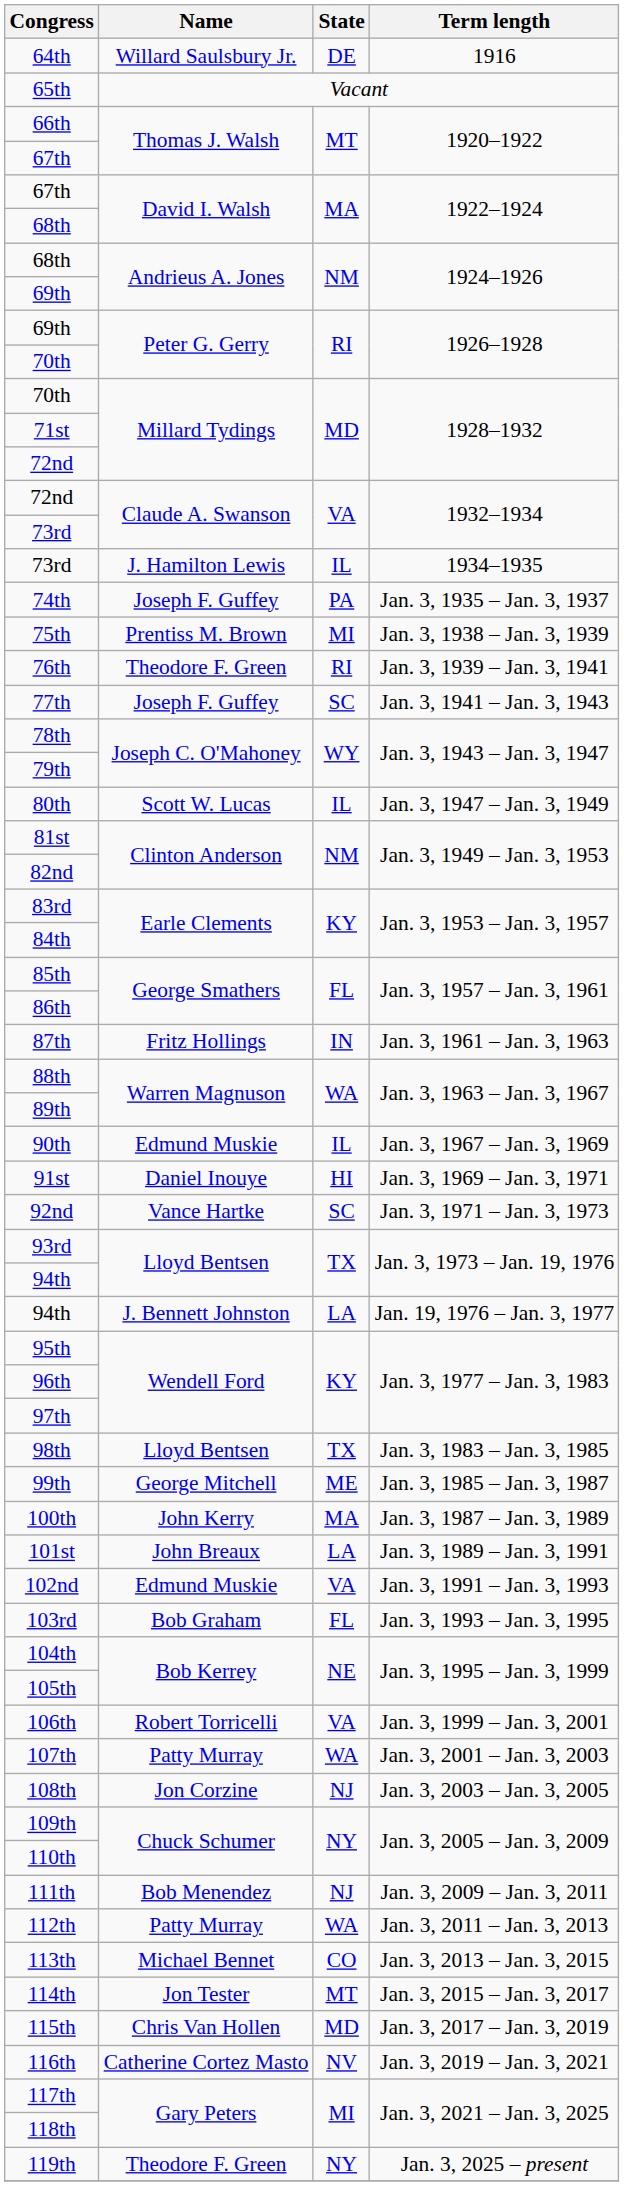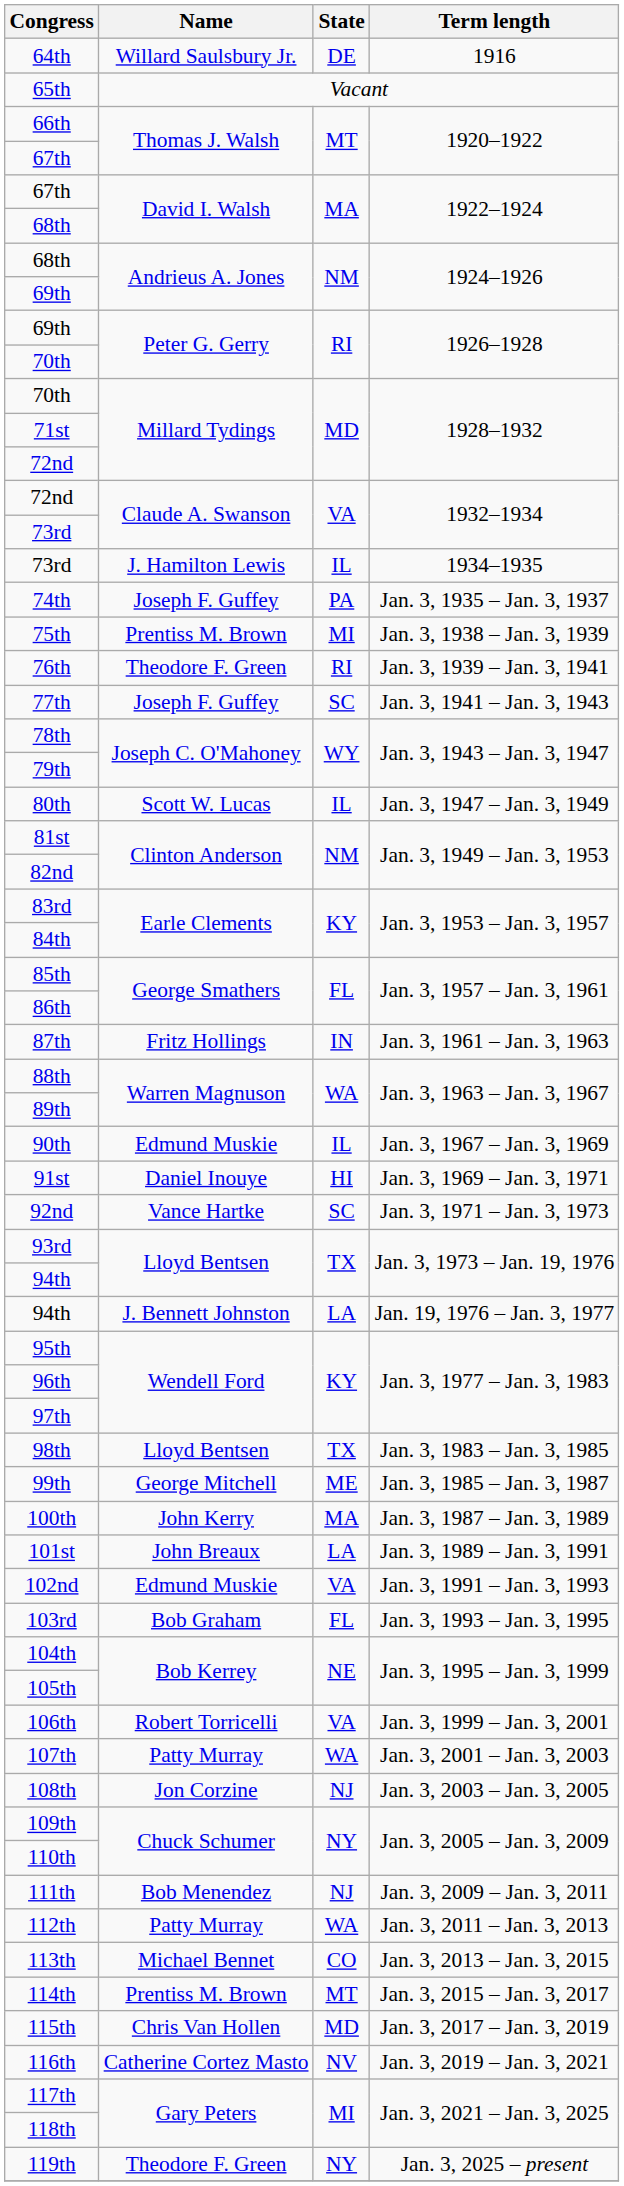(206, 1993) Jon Tester -> (206, 1993) Prentiss M. Brown
